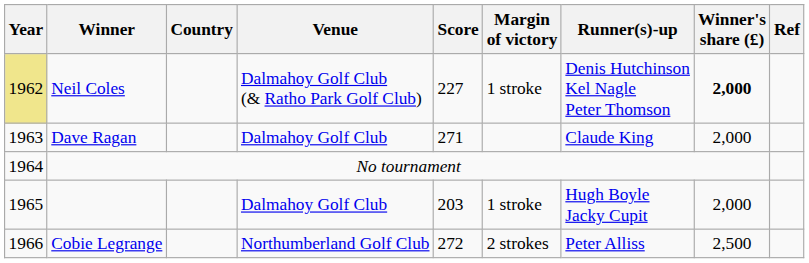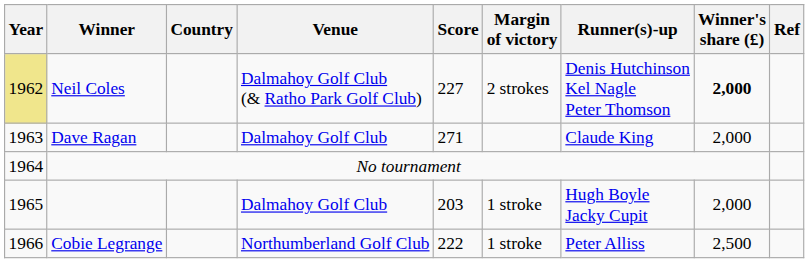(514, 88) 1 stroke -> (518, 88) 2 strokes
(451, 243) 272 -> (451, 243) 222
(518, 243) 2 strokes -> (514, 243) 1 stroke
